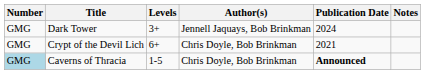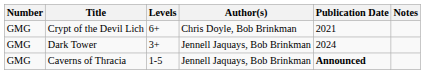rows swapped: (96, 45) <-> (72, 28)
(19, 61) lightblue background -> (19, 61) no background
(239, 61) Chris Doyle, Bob Brinkman -> (246, 61) Jennell Jaquays, Bob Brinkman
